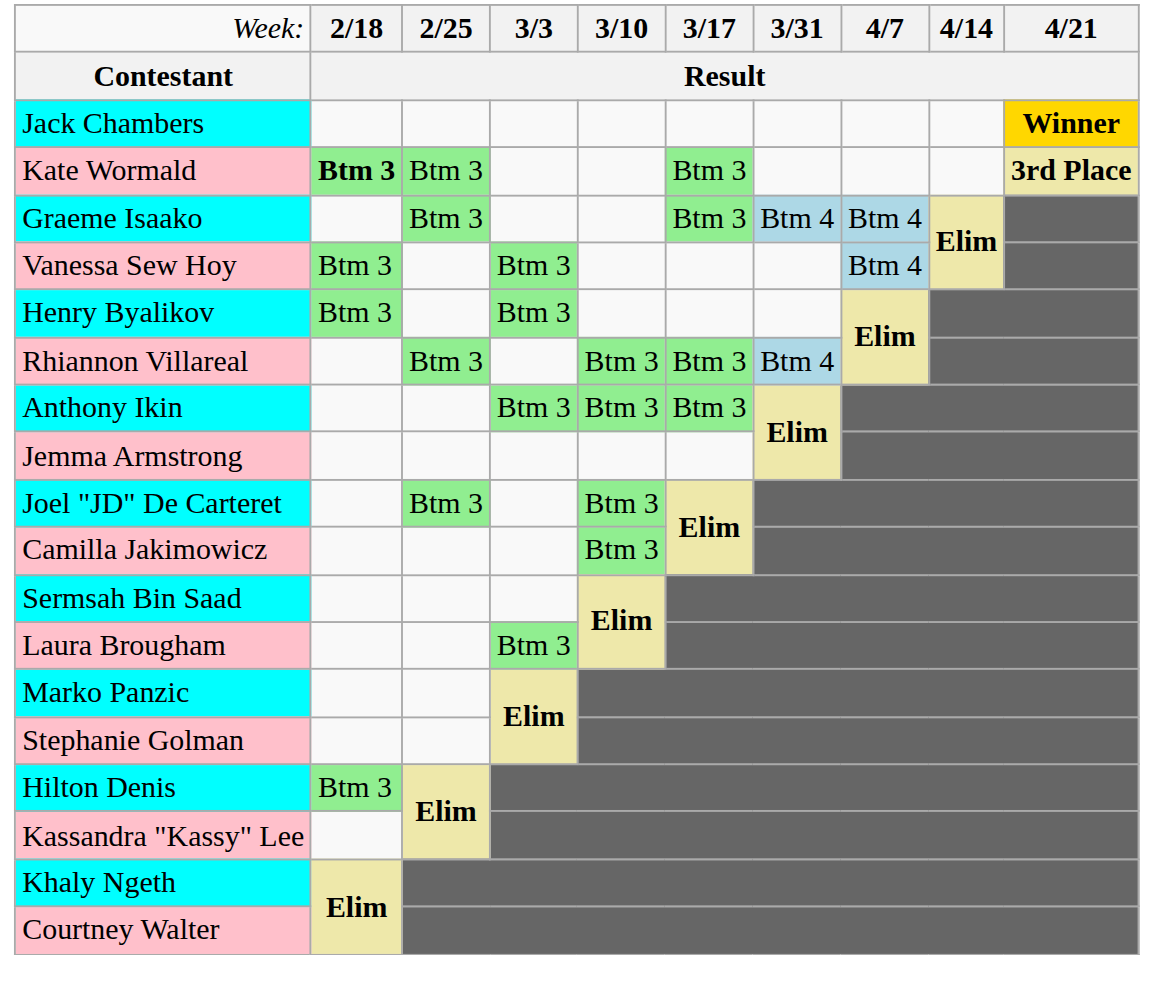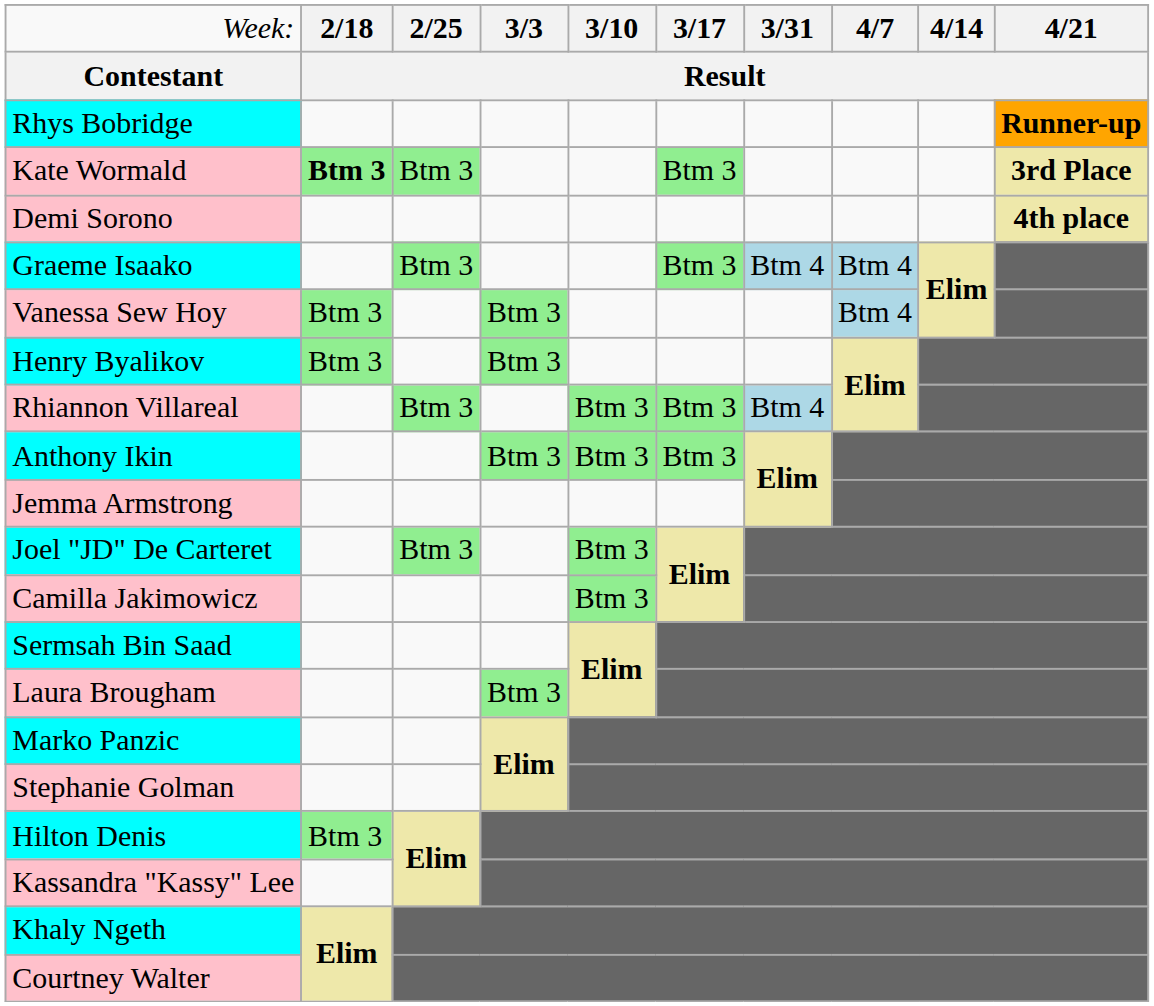- row: (113, 123)
+ row: (103, 123)
+ row: (93, 218)
